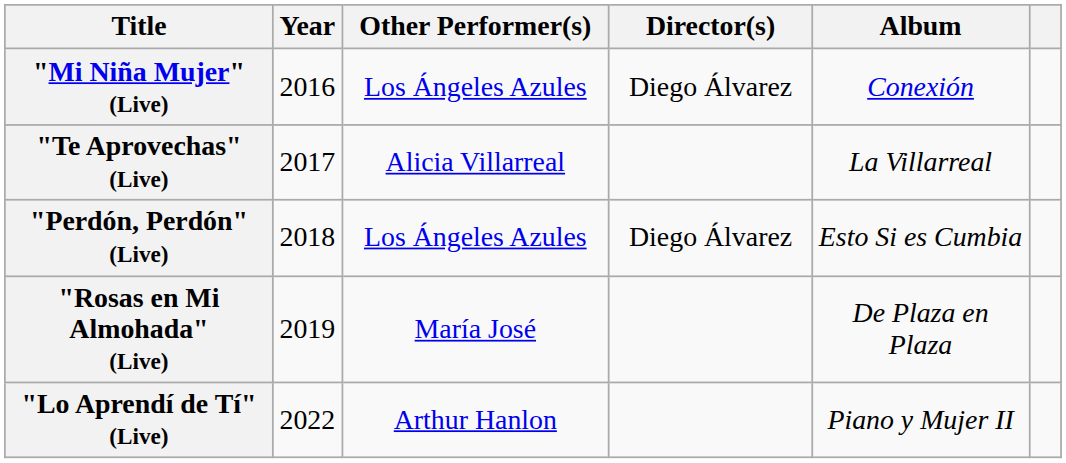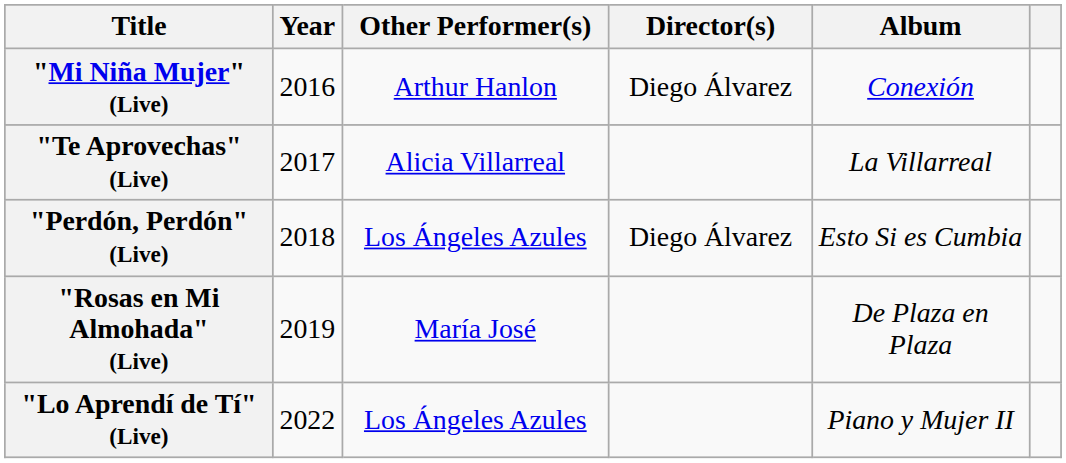(475, 86) Los Ángeles Azules -> (475, 86) Arthur Hanlon
(475, 419) Arthur Hanlon -> (475, 419) Los Ángeles Azules
